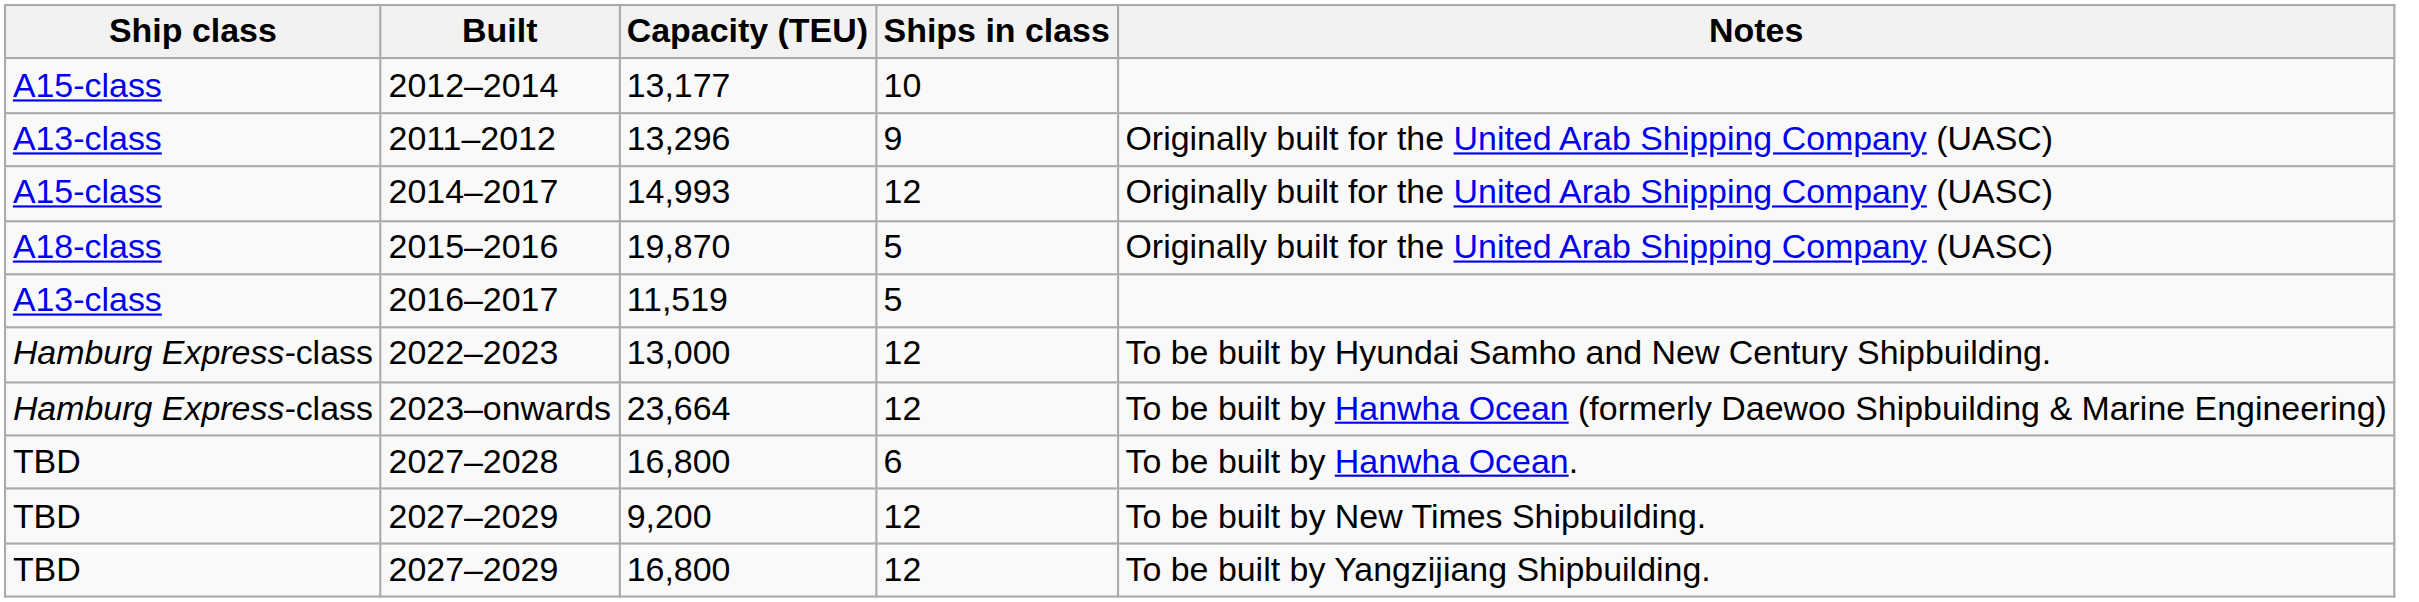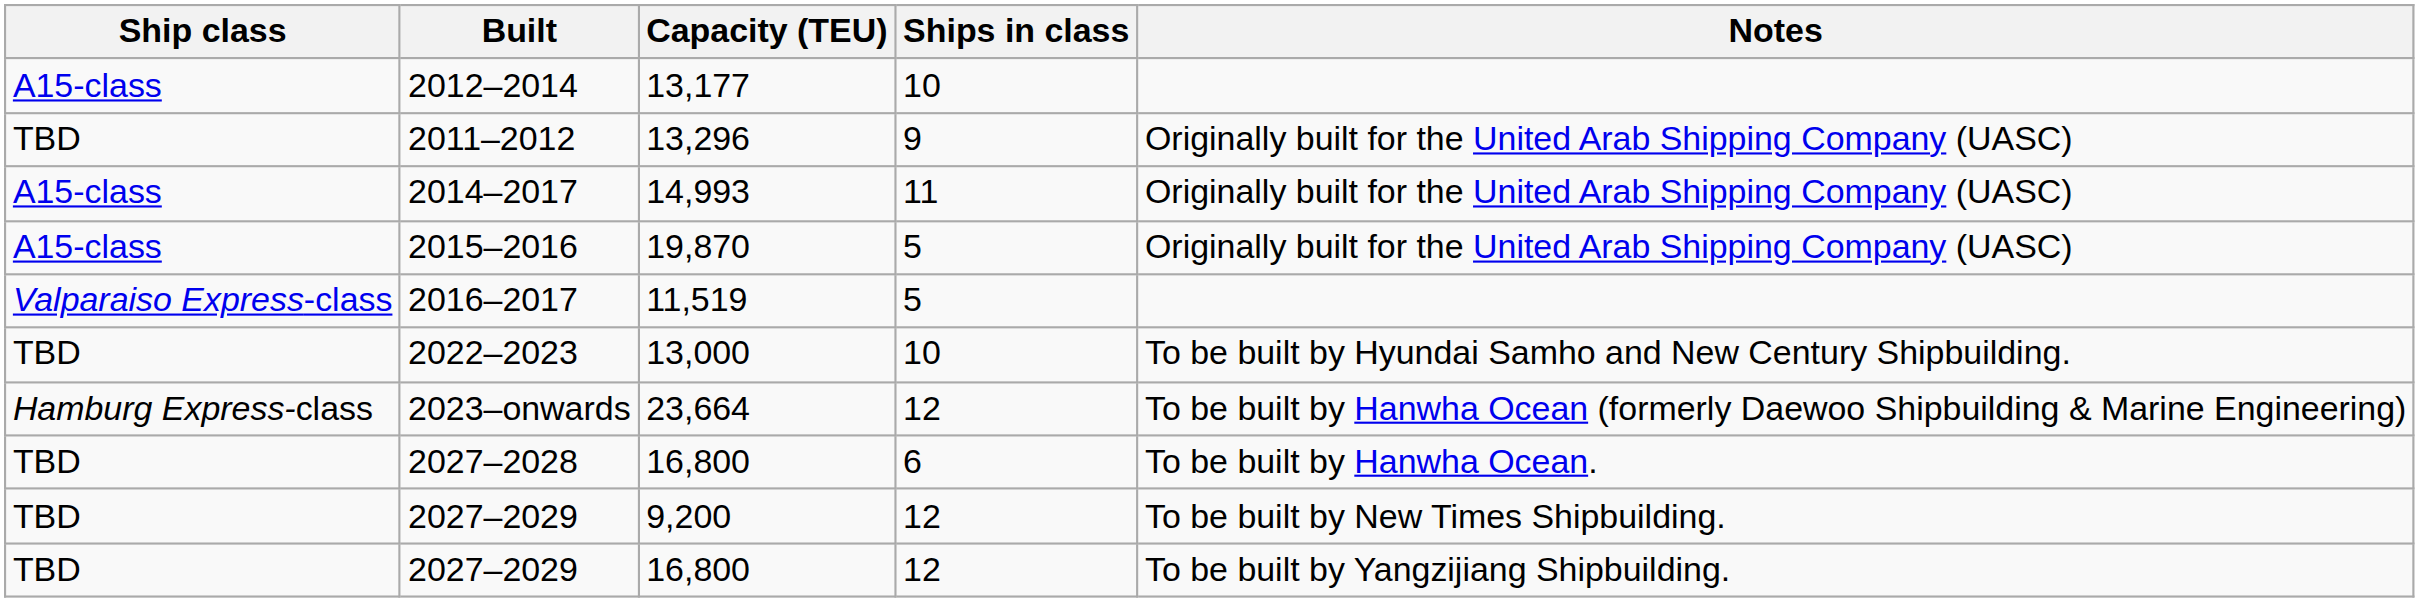(87, 138) A13-class -> (47, 138) TBD
(902, 192) 12 -> (921, 192) 11
(87, 246) A18-class -> (87, 246) A15-class
(87, 300) A13-class -> (203, 300) Valparaiso Express-class
(193, 354) Hamburg Express-class -> (47, 354) TBD
(902, 354) 12 -> (922, 354) 10
